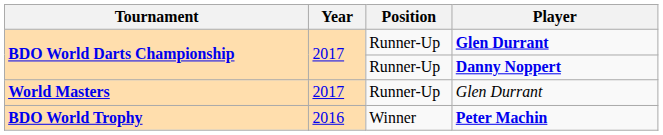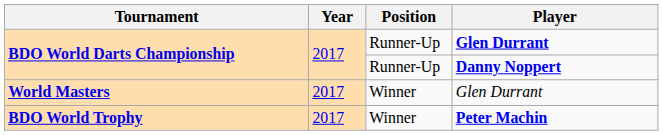(405, 92) Runner-Up -> (393, 92) Winner
(328, 117) 2016 -> (328, 117) 2017
